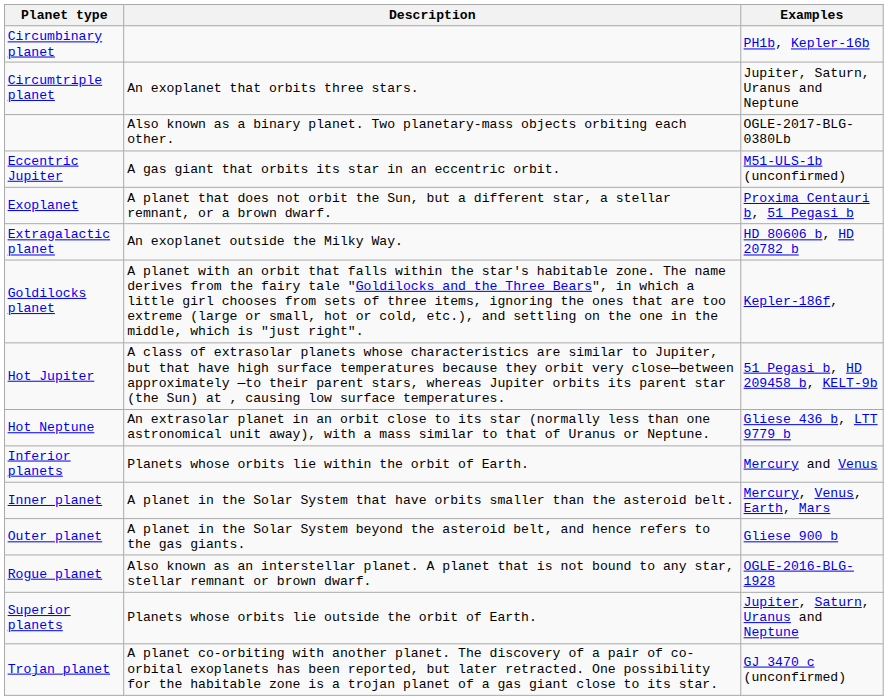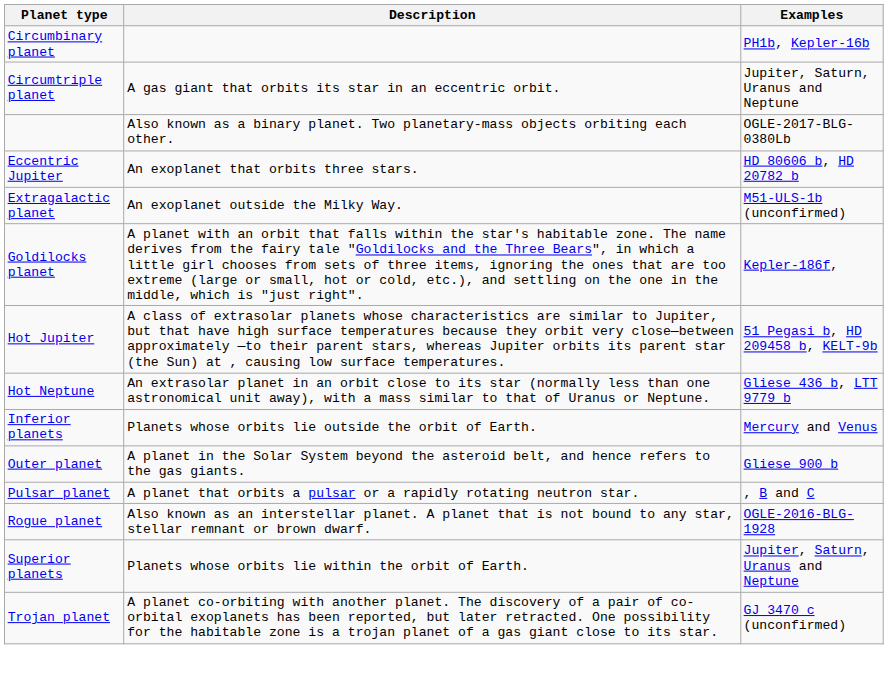(273, 88) An exoplanet that orbits three stars. -> (344, 88) A gas giant that orbits its star in an eccentric orbit.
(344, 169) A gas giant that orbits its star in an eccentric orbit. -> (273, 169) An exoplanet that orbits three stars.
(795, 169) M51-ULS-1b (unconfirmed) -> (799, 169) HD 80606 b, HD 20782 b
- row: (43, 206)
(799, 242) HD 80606 b, HD 20782 b -> (795, 206) M51-ULS-1b (unconfirmed)
(328, 464) Planets whose orbits lie within the orbit of Earth. -> (332, 427) Planets whose orbits lie outside the orbit of Earth.
- row: (55, 501)
+ row: (59, 493)
(332, 618) Planets whose orbits lie outside the orbit of Earth. -> (328, 566) Planets whose orbits lie within the orbit of Earth.
